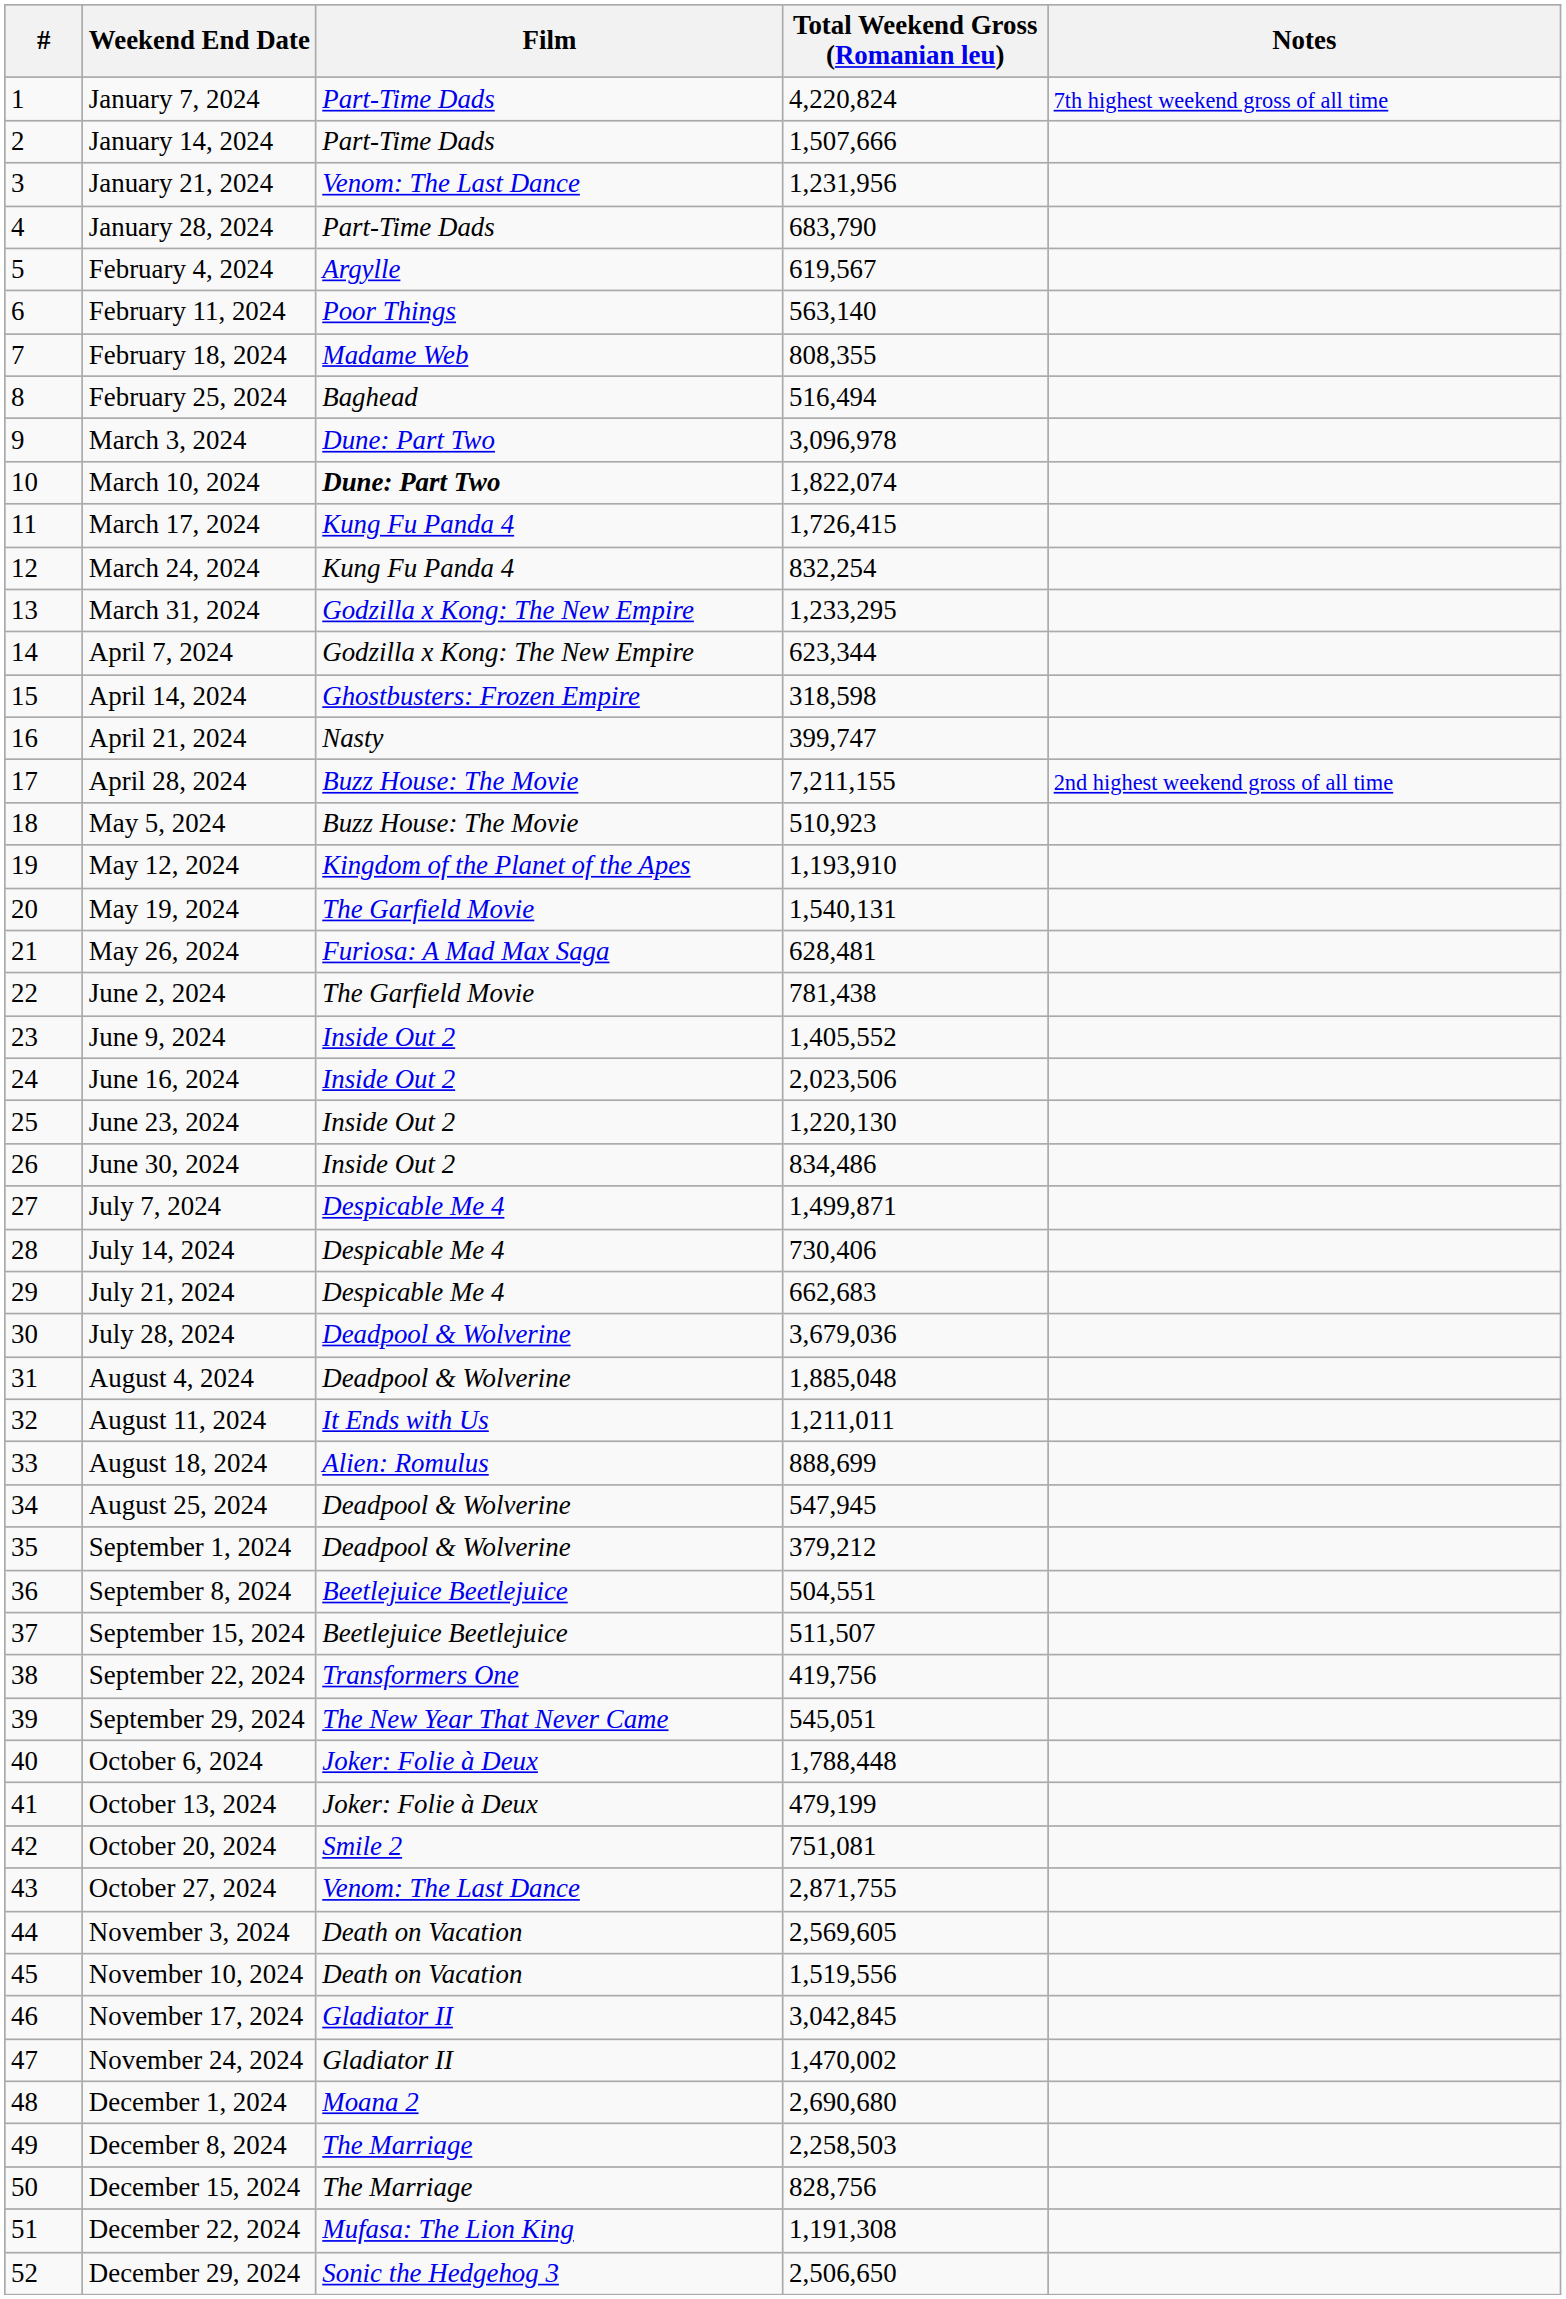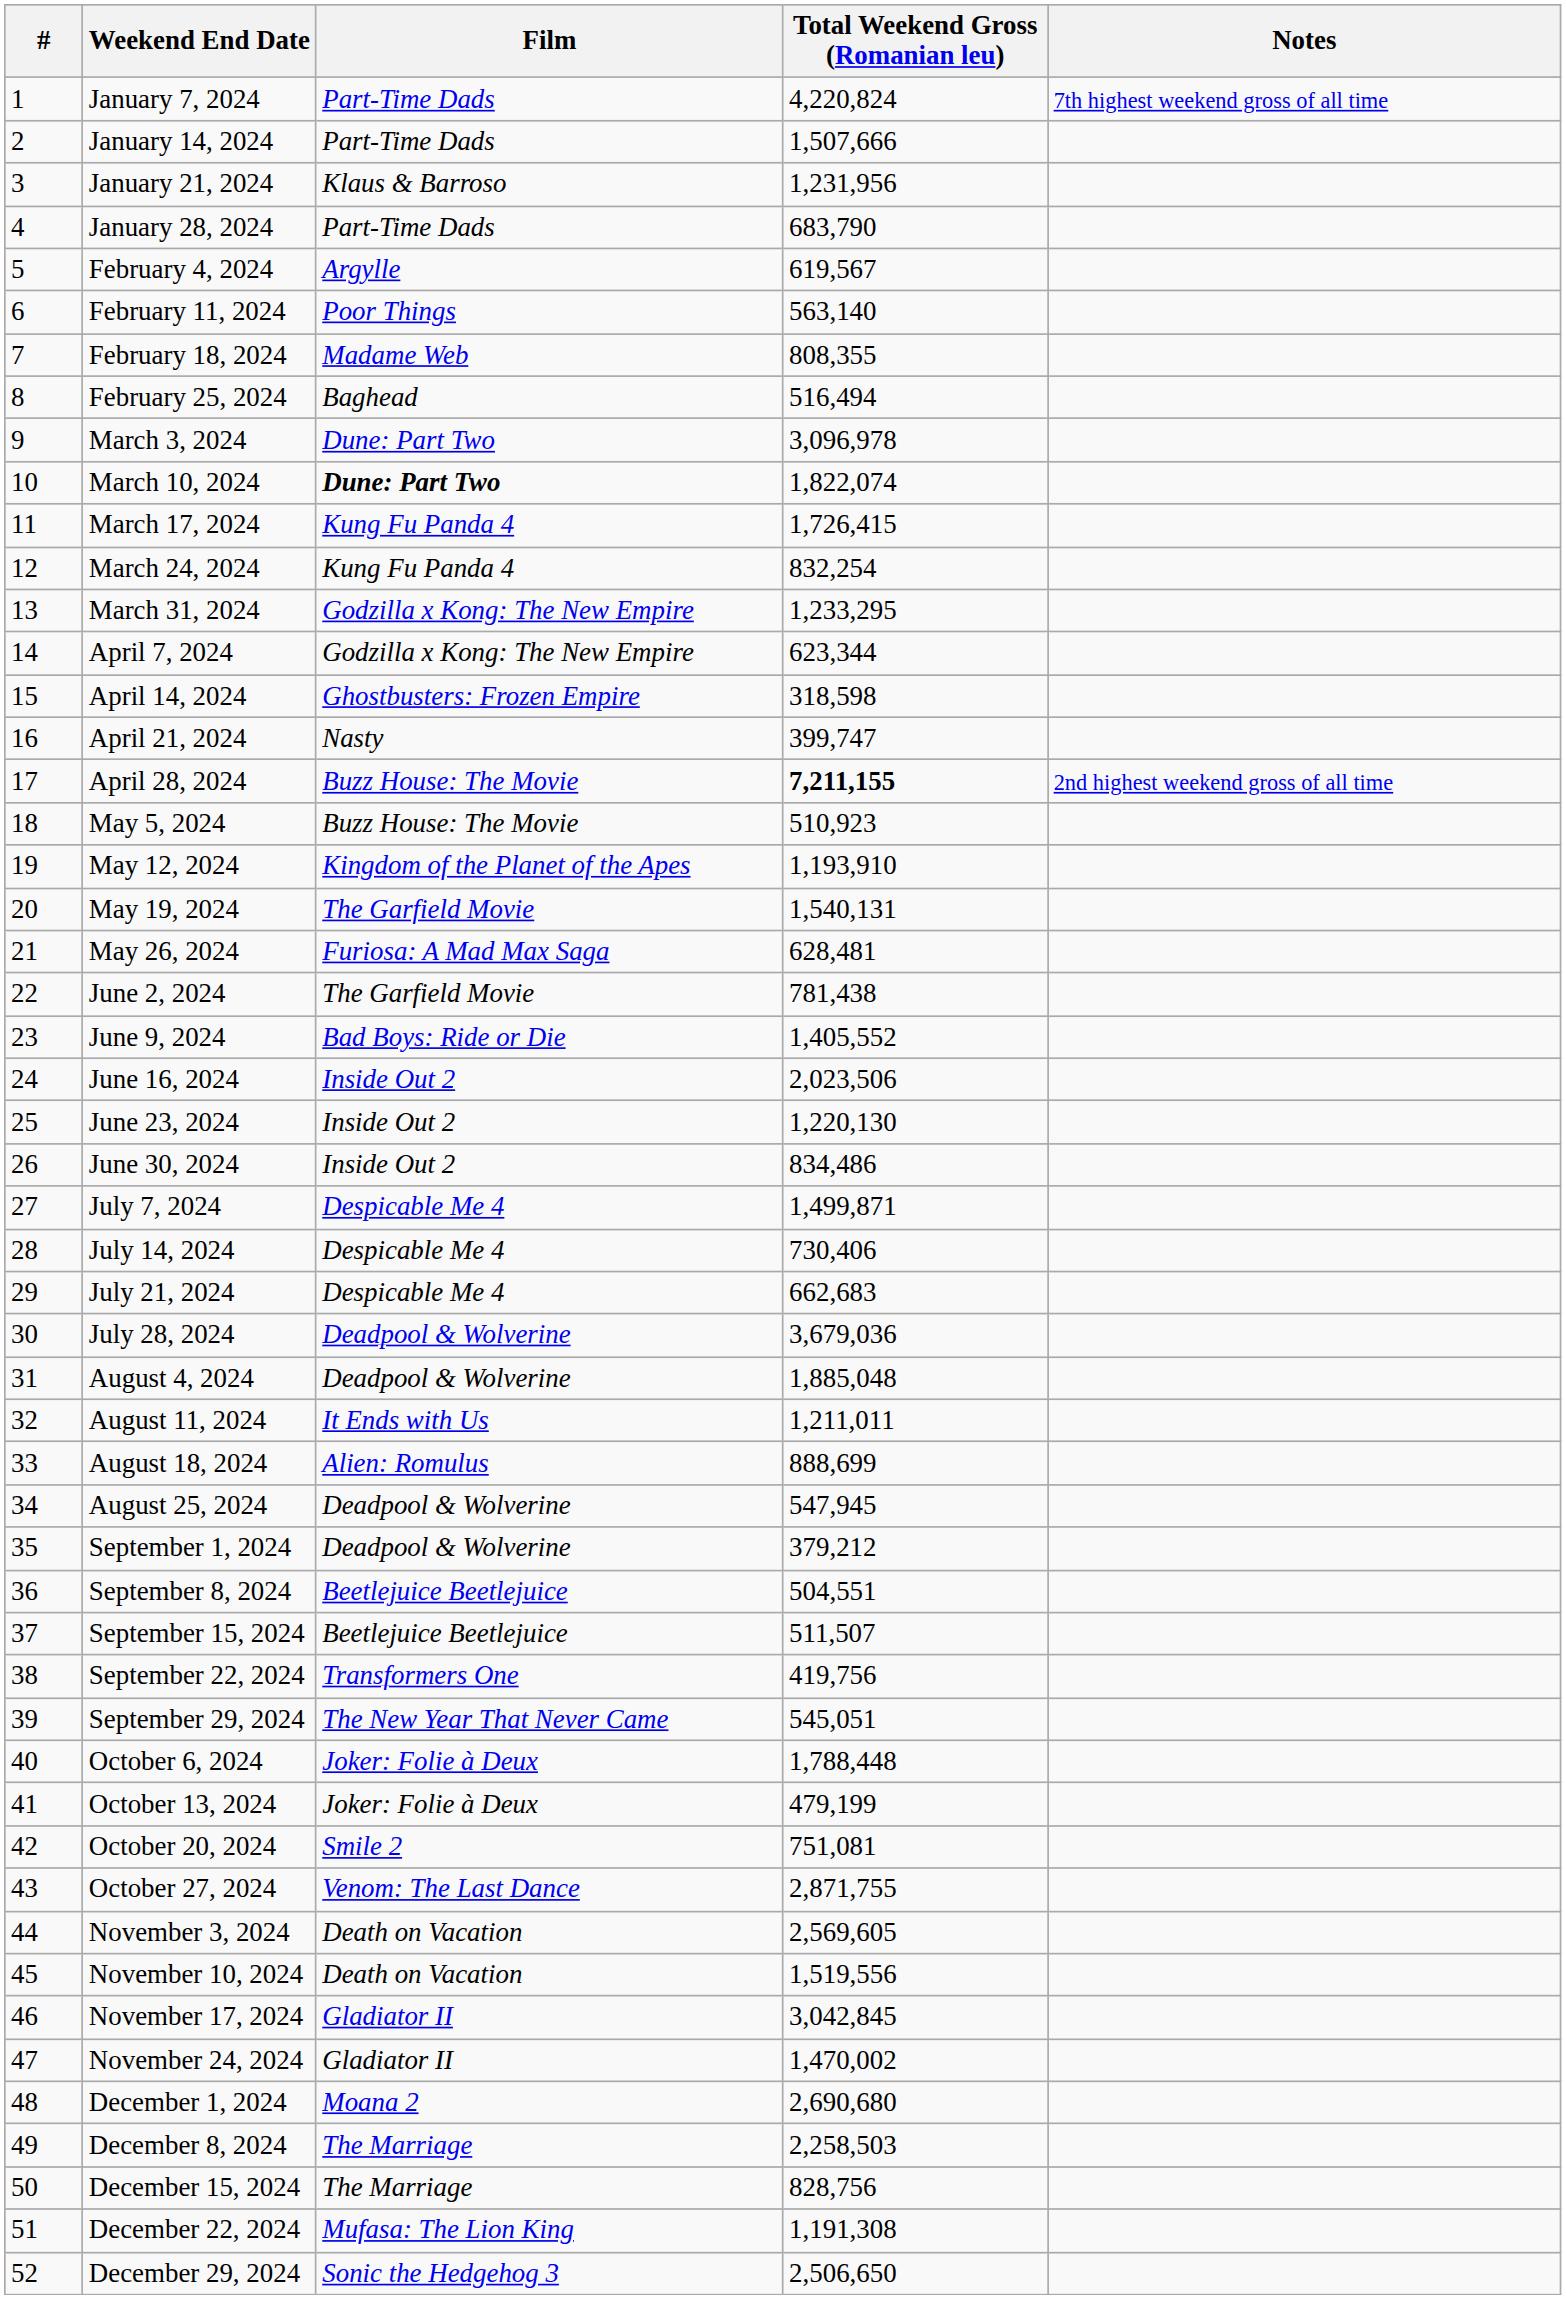(451, 183) Venom: The Last Dance -> (414, 183) Klaus & Barroso
(842, 780) normal -> (842, 780) bold
(389, 1036) Inside Out 2 -> (444, 1036) Bad Boys: Ride or Die
